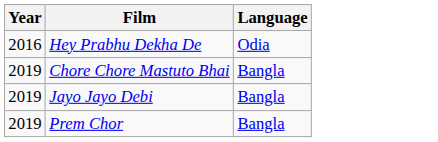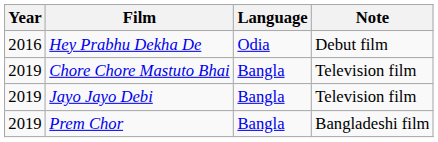+ column: (372, 17)
